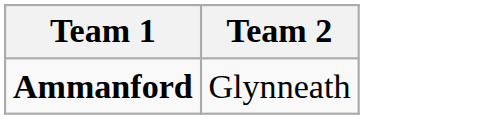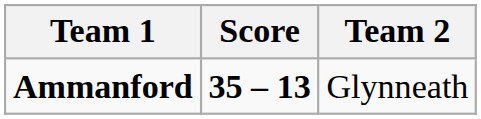+ column: (260, 31)
